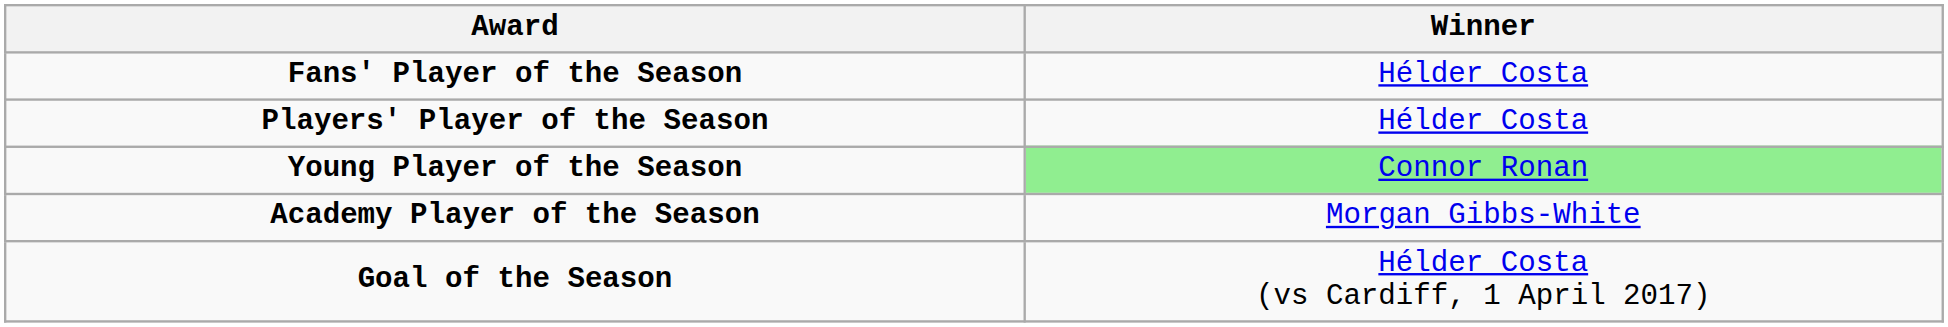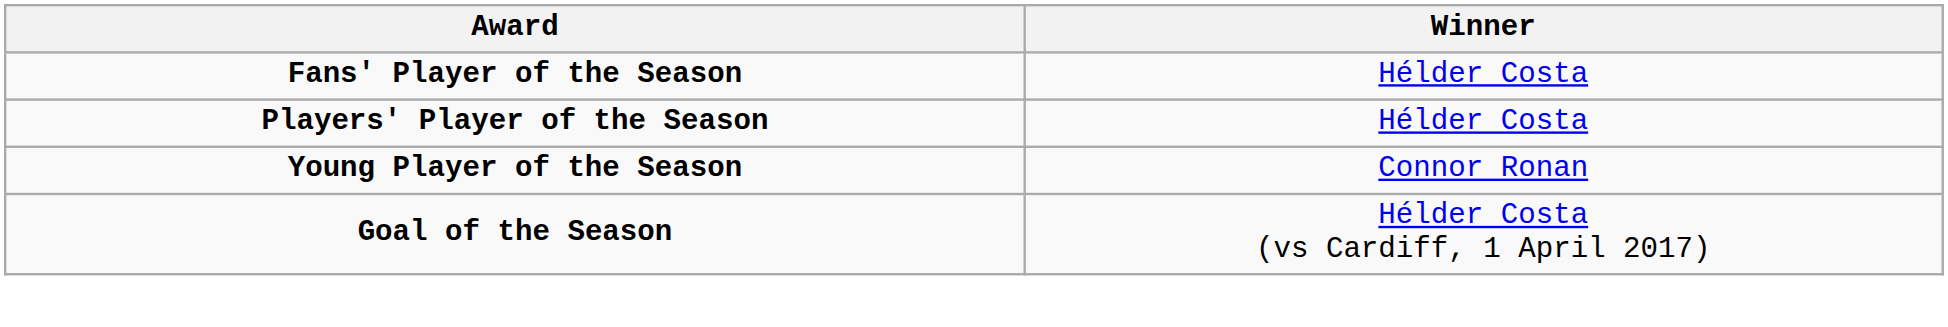(1483, 170) lightgreen background -> (1483, 170) no background
- row: (515, 217)
